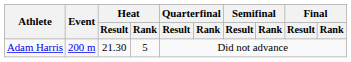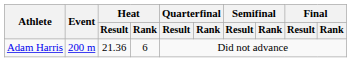(114, 48) 21.30 -> (114, 48) 21.36
(145, 48) 5 -> (145, 48) 6
